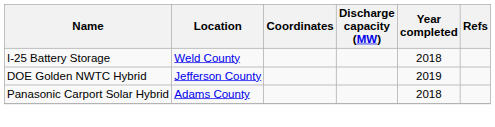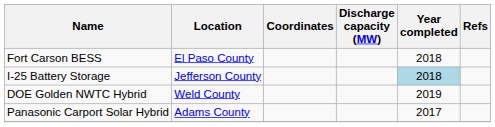+ row: (54, 57)
(207, 57) Weld County -> (218, 76) Jefferson County
(429, 57) no background -> (429, 76) lightblue background
(218, 76) Jefferson County -> (207, 94) Weld County
(429, 94) 2018 -> (429, 112) 2017
